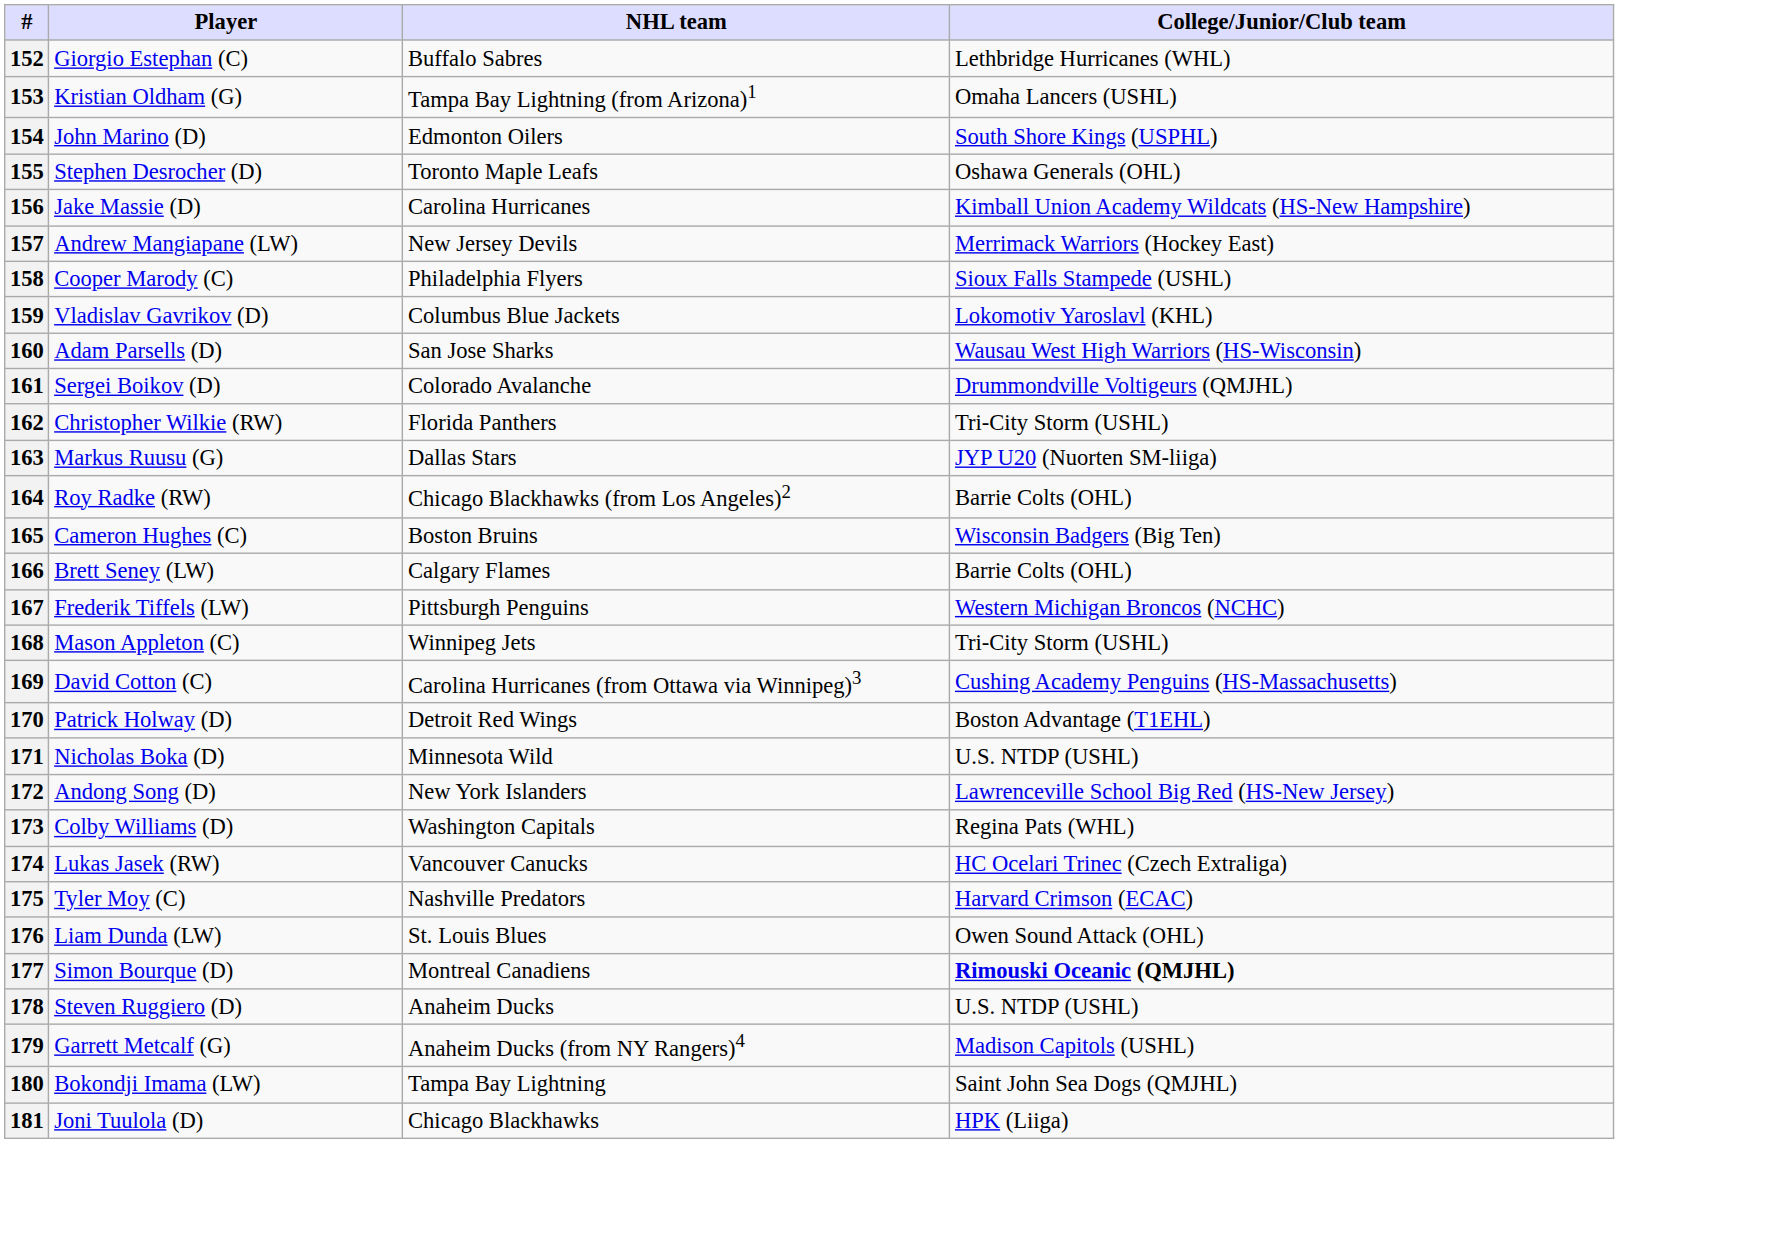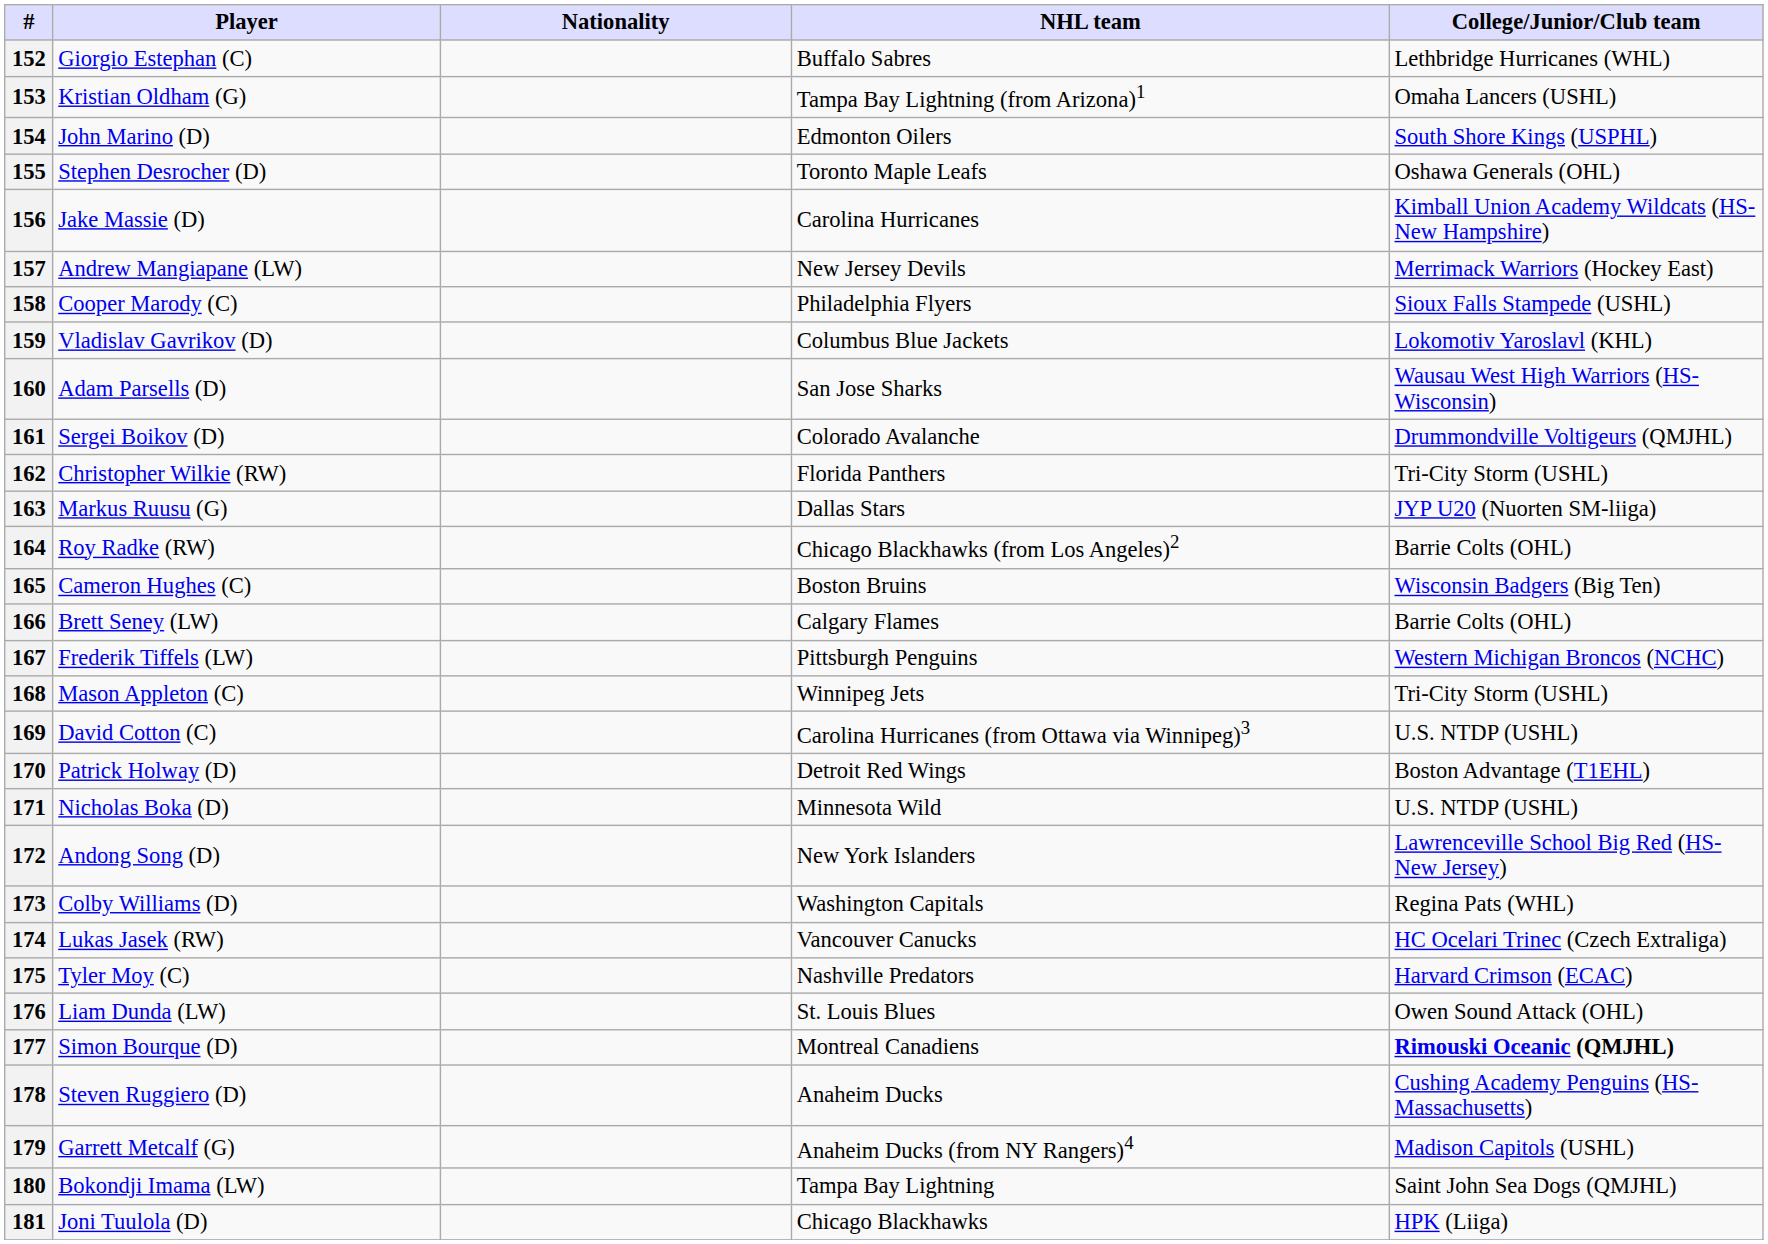+ column: (616, 22)
(1176, 681) Cushing Academy Penguins (HS-Massachusetts) -> (1486, 732) U.S. NTDP (USHL)
(1047, 1006) U.S. NTDP (USHL) -> (1546, 1095) Cushing Academy Penguins (HS-Massachusetts)
